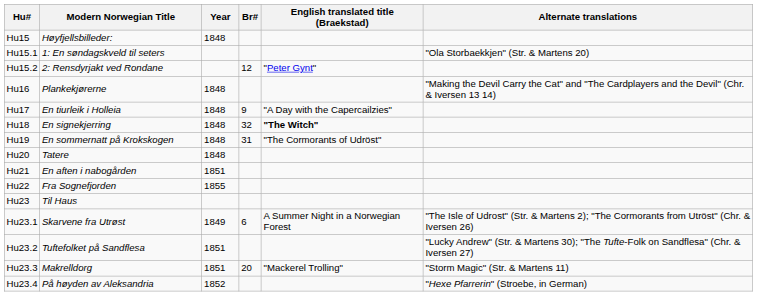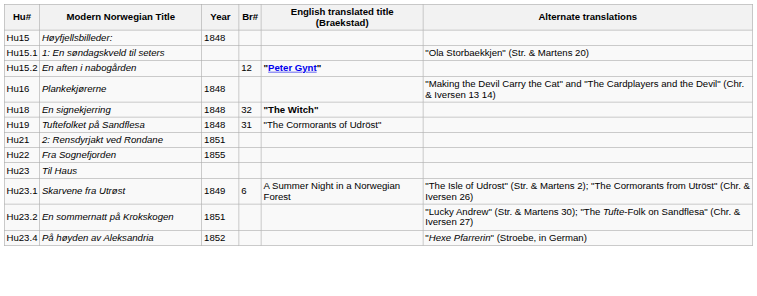(102, 68) 2: Rensdyrjakt ved Rondane -> (89, 68) En aften i nabogården
(290, 68) normal -> (292, 68) bold
- row: (18, 109)
(108, 140) En sommernatt på Krokskogen -> (93, 125) Tuftefolket på Sandflesa
- row: (18, 155)
(89, 170) En aften i nabogården -> (102, 140) 2: Rensdyrjakt ved Rondane
(93, 247) Tuftefolket på Sandflesa -> (108, 217) En sommernatt på Krokskogen
- row: (22, 268)
